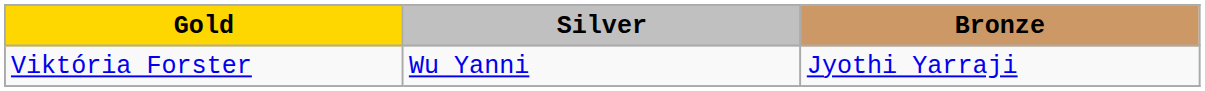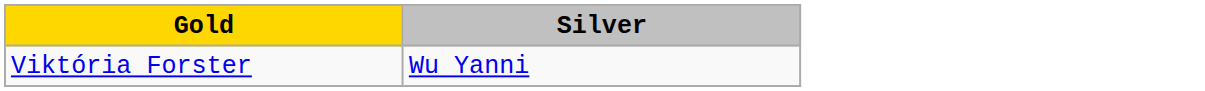- column: (1000, 25)
